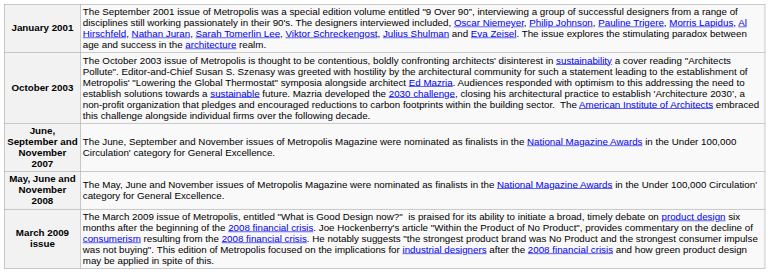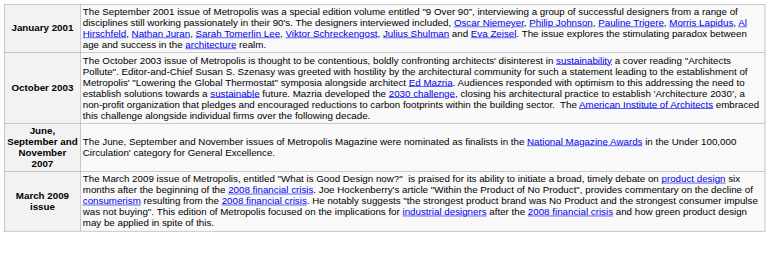- row: (42, 190)
